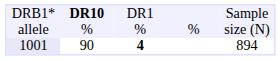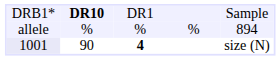(247, 29) size (N) -> (247, 29) 894
(247, 45) 894 -> (247, 45) size (N)
